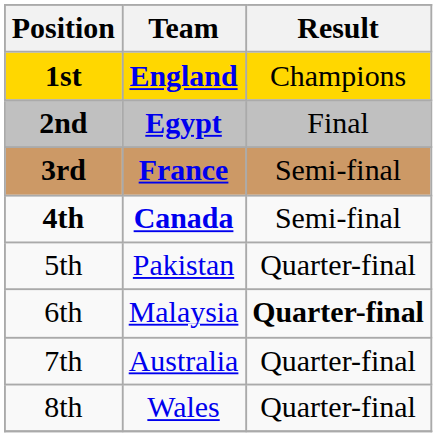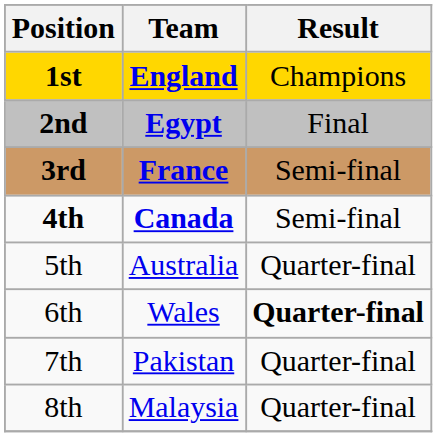(184, 265) Pakistan -> (184, 265) Australia
(184, 312) Malaysia -> (184, 312) Wales
(184, 360) Australia -> (184, 360) Pakistan
(184, 407) Wales -> (184, 407) Malaysia
